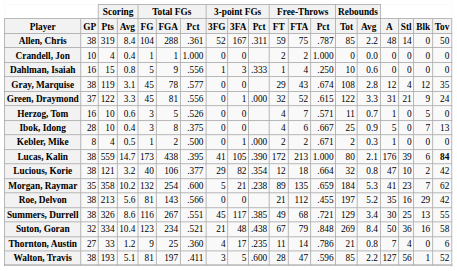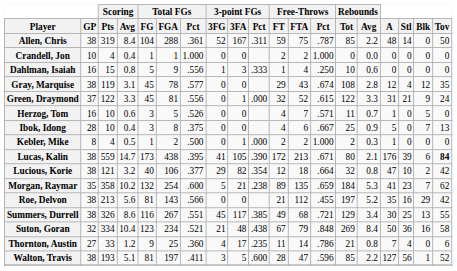(325, 142) .671 -> (323, 142) 1.000
(323, 157) 1.000 -> (325, 157) .671
